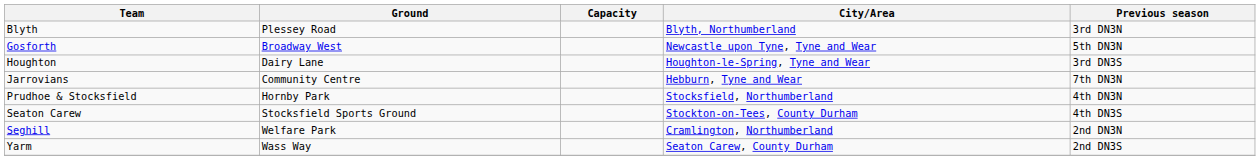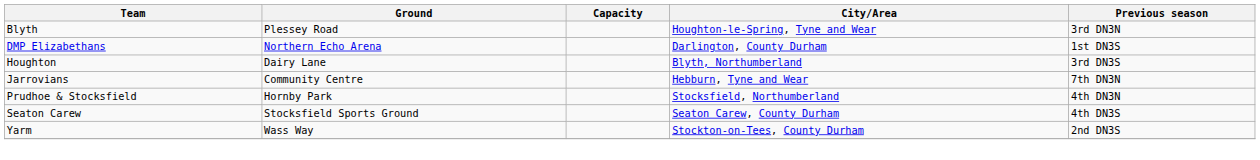(731, 30) Blyth, Northumberland -> (774, 30) Houghton-le-Spring, Tyne and Wear
+ row: (56, 46)
- row: (32, 46)
(768, 63) Houghton-le-Spring, Tyne and Wear -> (737, 63) Blyth, Northumberland
(762, 113) Stockton-on-Tees, County Durham -> (756, 113) Seaton Carew, County Durham
- row: (28, 130)
(749, 147) Seaton Carew, County Durham -> (768, 130) Stockton-on-Tees, County Durham
